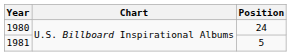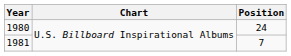(261, 43) 5 -> (261, 43) 7
